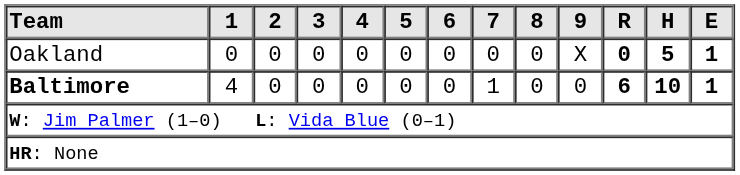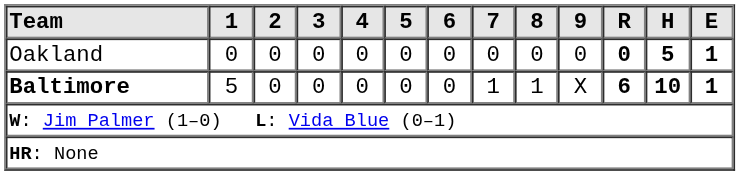(581, 55) X -> (581, 55) 0
(231, 87) 4 -> (231, 87) 5
(537, 87) 0 -> (537, 87) 1
(581, 87) 0 -> (581, 87) X
